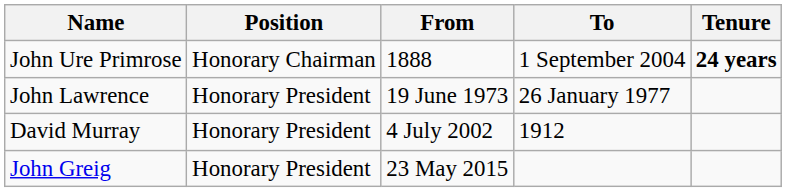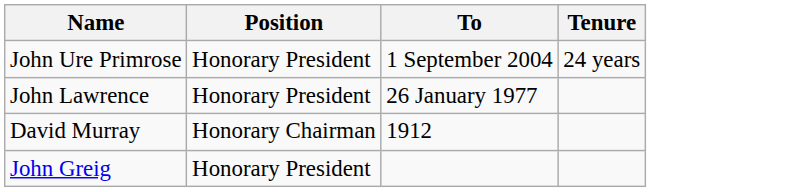- column: (447, 22)
(284, 58) Honorary Chairman -> (281, 58) Honorary President
(736, 58) bold -> (602, 58) normal
(281, 131) Honorary President -> (284, 131) Honorary Chairman
